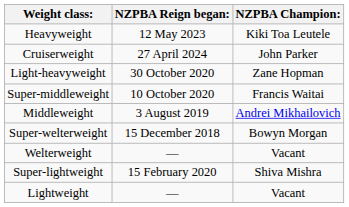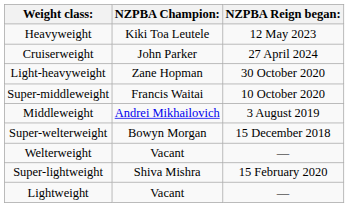columns swapped: (288, 14) <-> (172, 14)
